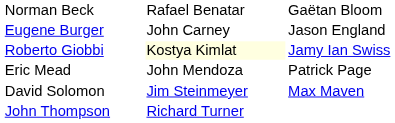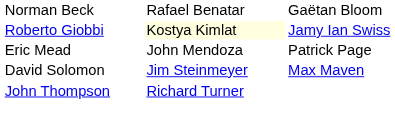- row: (54, 30)
